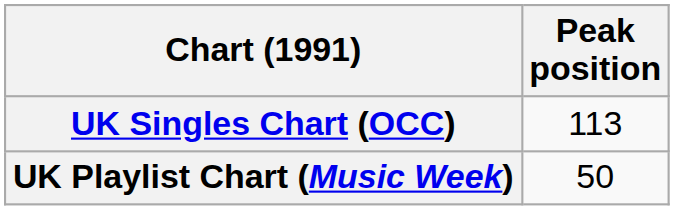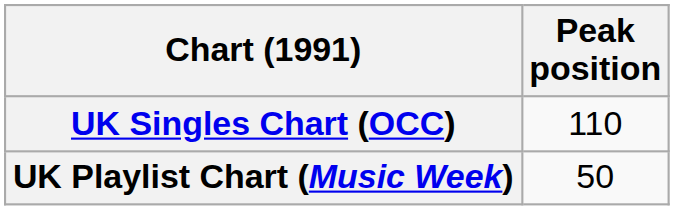(595, 123) 113 -> (595, 123) 110
